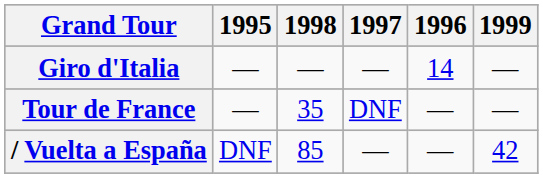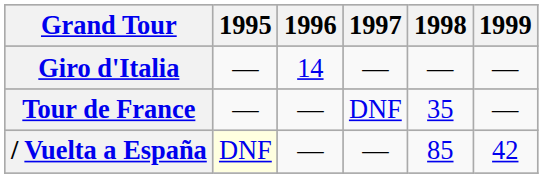columns swapped: (440, 25) <-> (310, 25)
(245, 151) no background -> (245, 151) lightyellow background
